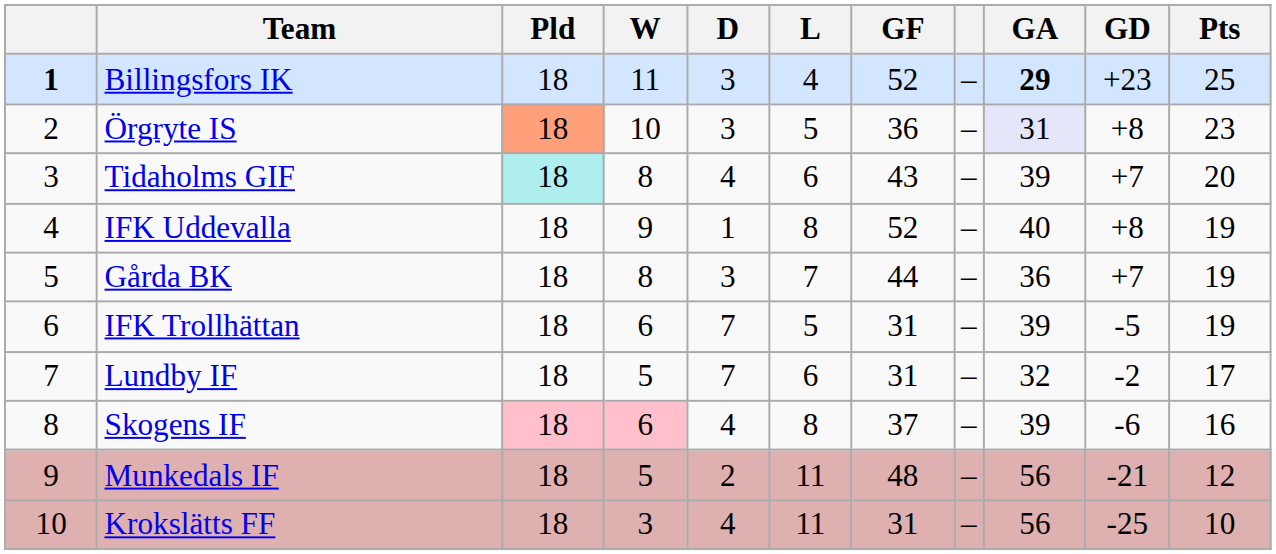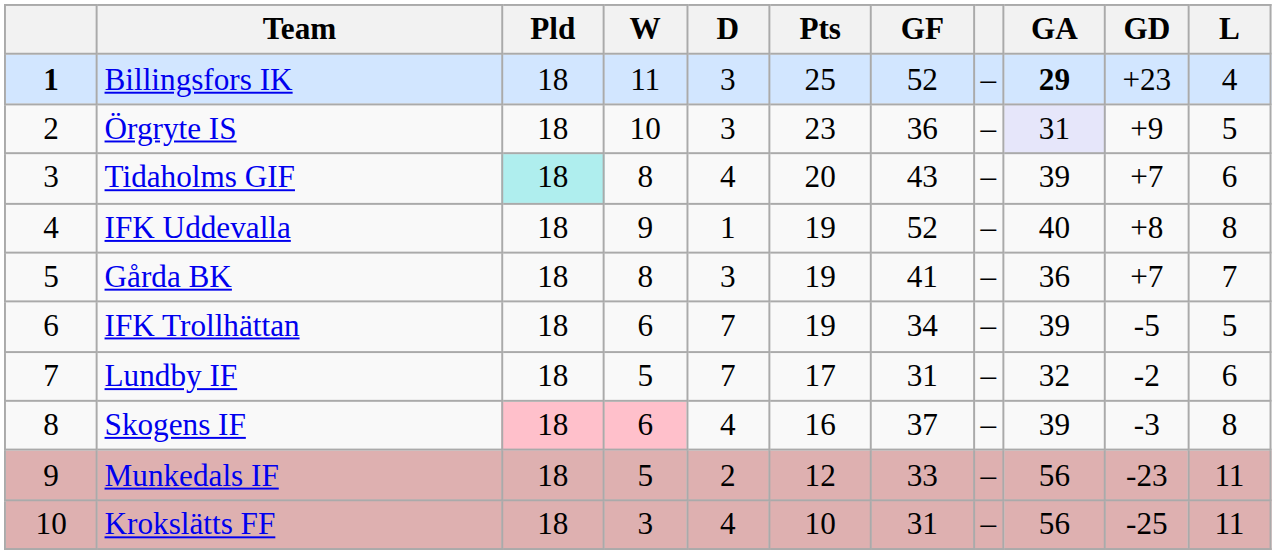columns swapped: (810, 29) <-> (1220, 29)
(553, 128) lightsalmon background -> (553, 128) no background
(1127, 128) +8 -> (1147, 128) +9
(903, 276) 44 -> (922, 276) 41
(903, 326) 31 -> (922, 326) 34
(1127, 425) -6 -> (1147, 425) -3
(903, 474) 48 -> (922, 474) 33
(1127, 474) -21 -> (1147, 474) -23
